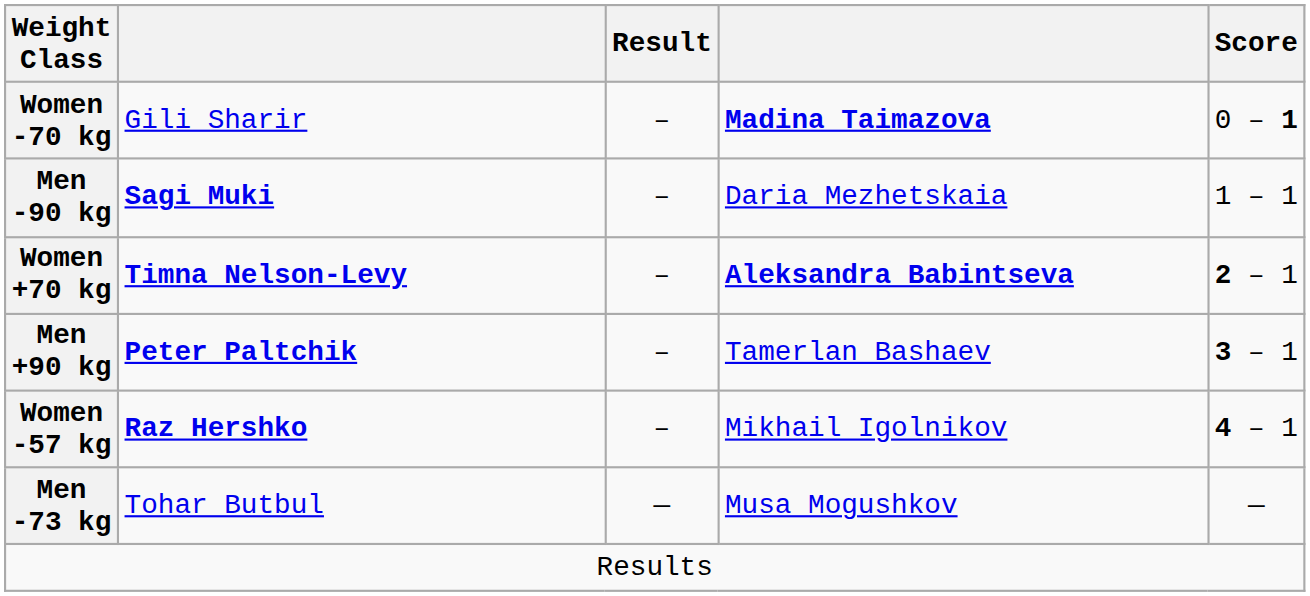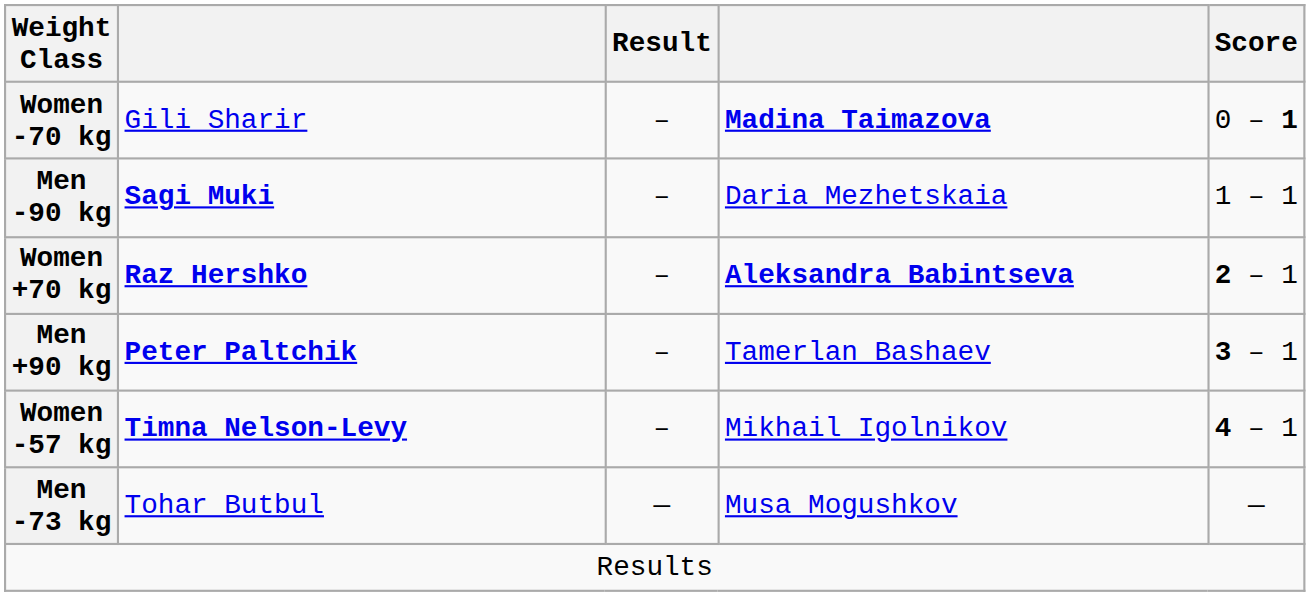(266, 275) Timna Nelson-Levy -> (216, 275) Raz Hershko
(216, 429) Raz Hershko -> (266, 429) Timna Nelson-Levy
